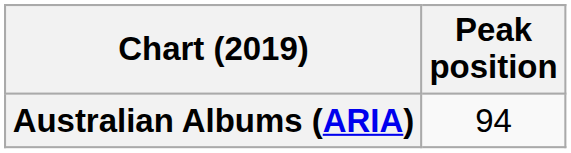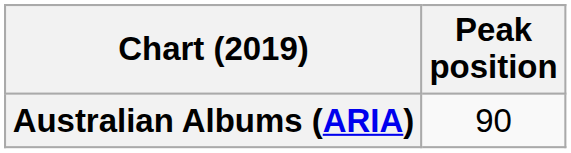(494, 119) 94 -> (494, 119) 90
